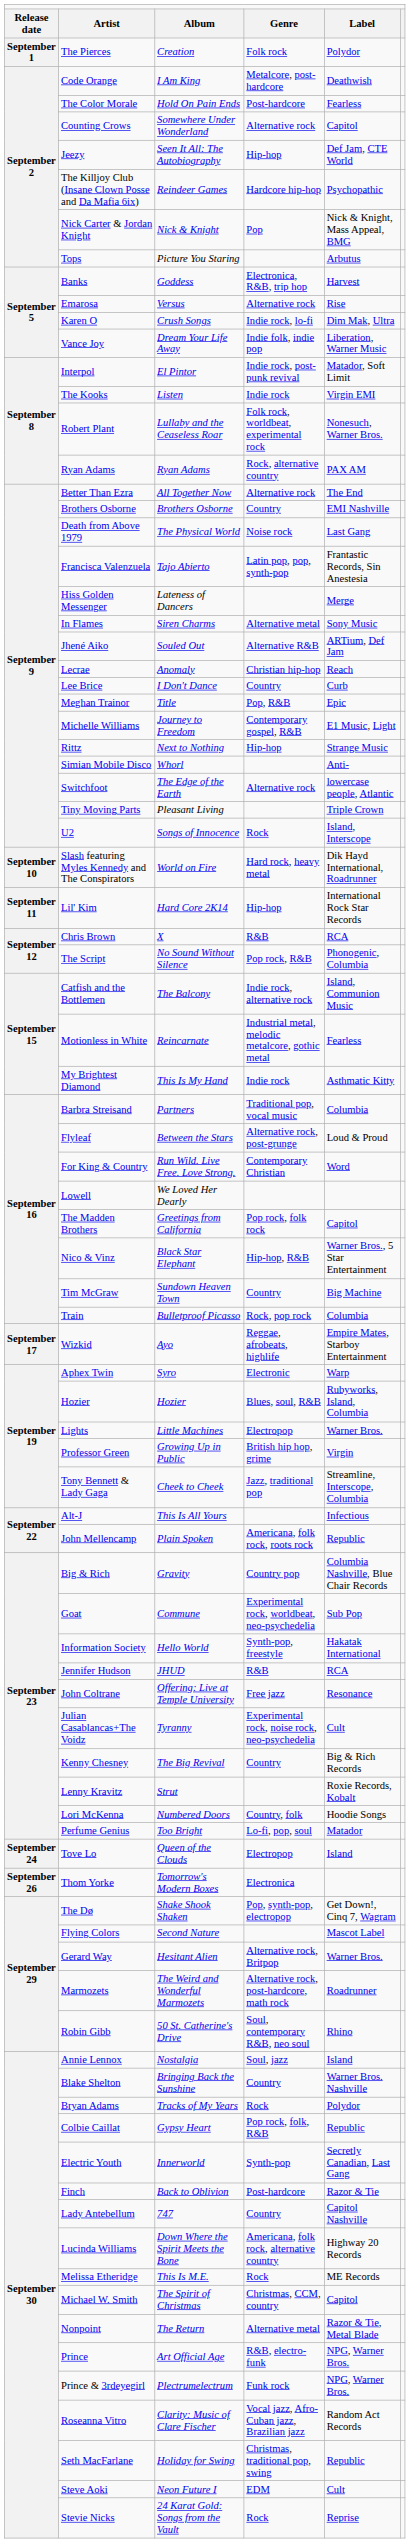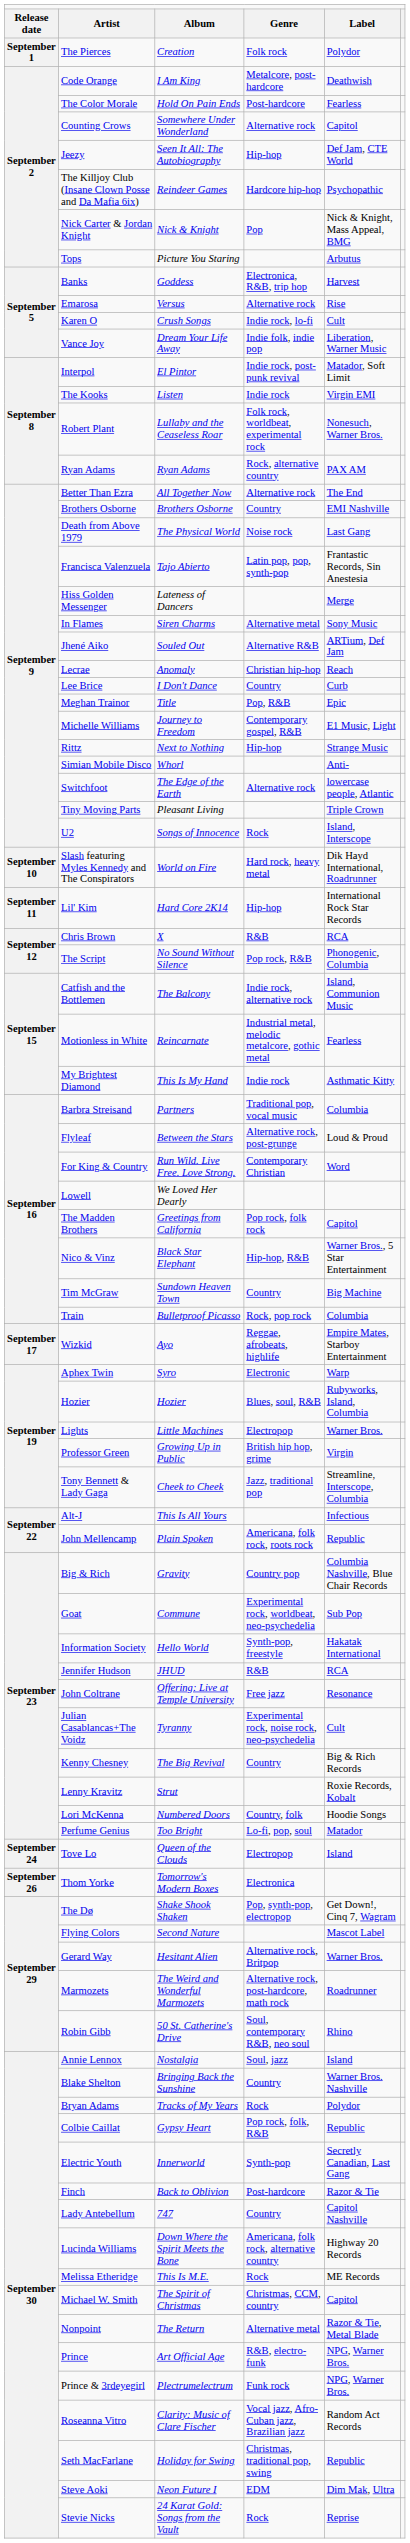(361, 320) Dim Mak, Ultra -> (336, 320) Cult
(336, 2489) Cult -> (361, 2489) Dim Mak, Ultra
